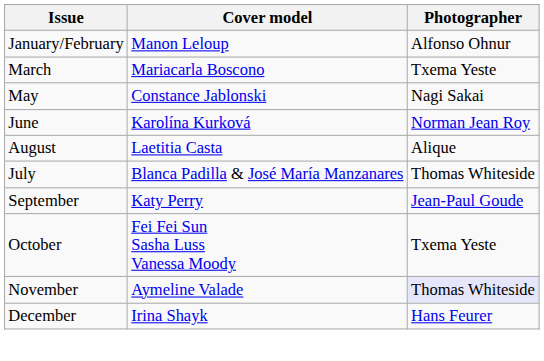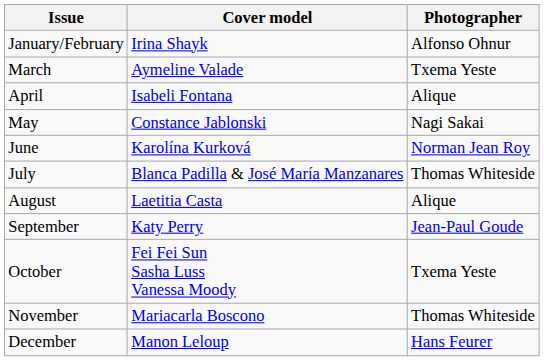(180, 43) Manon Leloup -> (169, 43) Irina Shayk
(198, 69) Mariacarla Boscono -> (187, 69) Aymeline Valade
+ row: (26, 95)
rows swapped: (22, 174) <-> (32, 148)
(187, 289) Aymeline Valade -> (198, 316) Mariacarla Boscono
(473, 289) lavender background -> (473, 316) no background
(169, 316) Irina Shayk -> (180, 342) Manon Leloup
